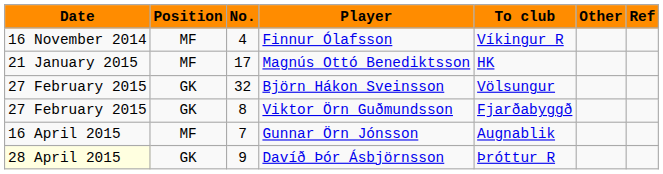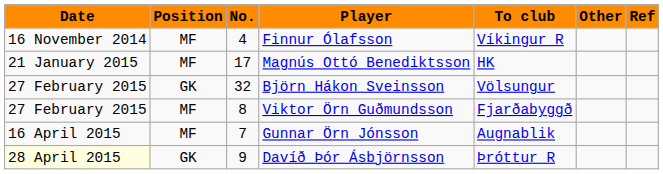(188, 110) GK -> (188, 110) MF
